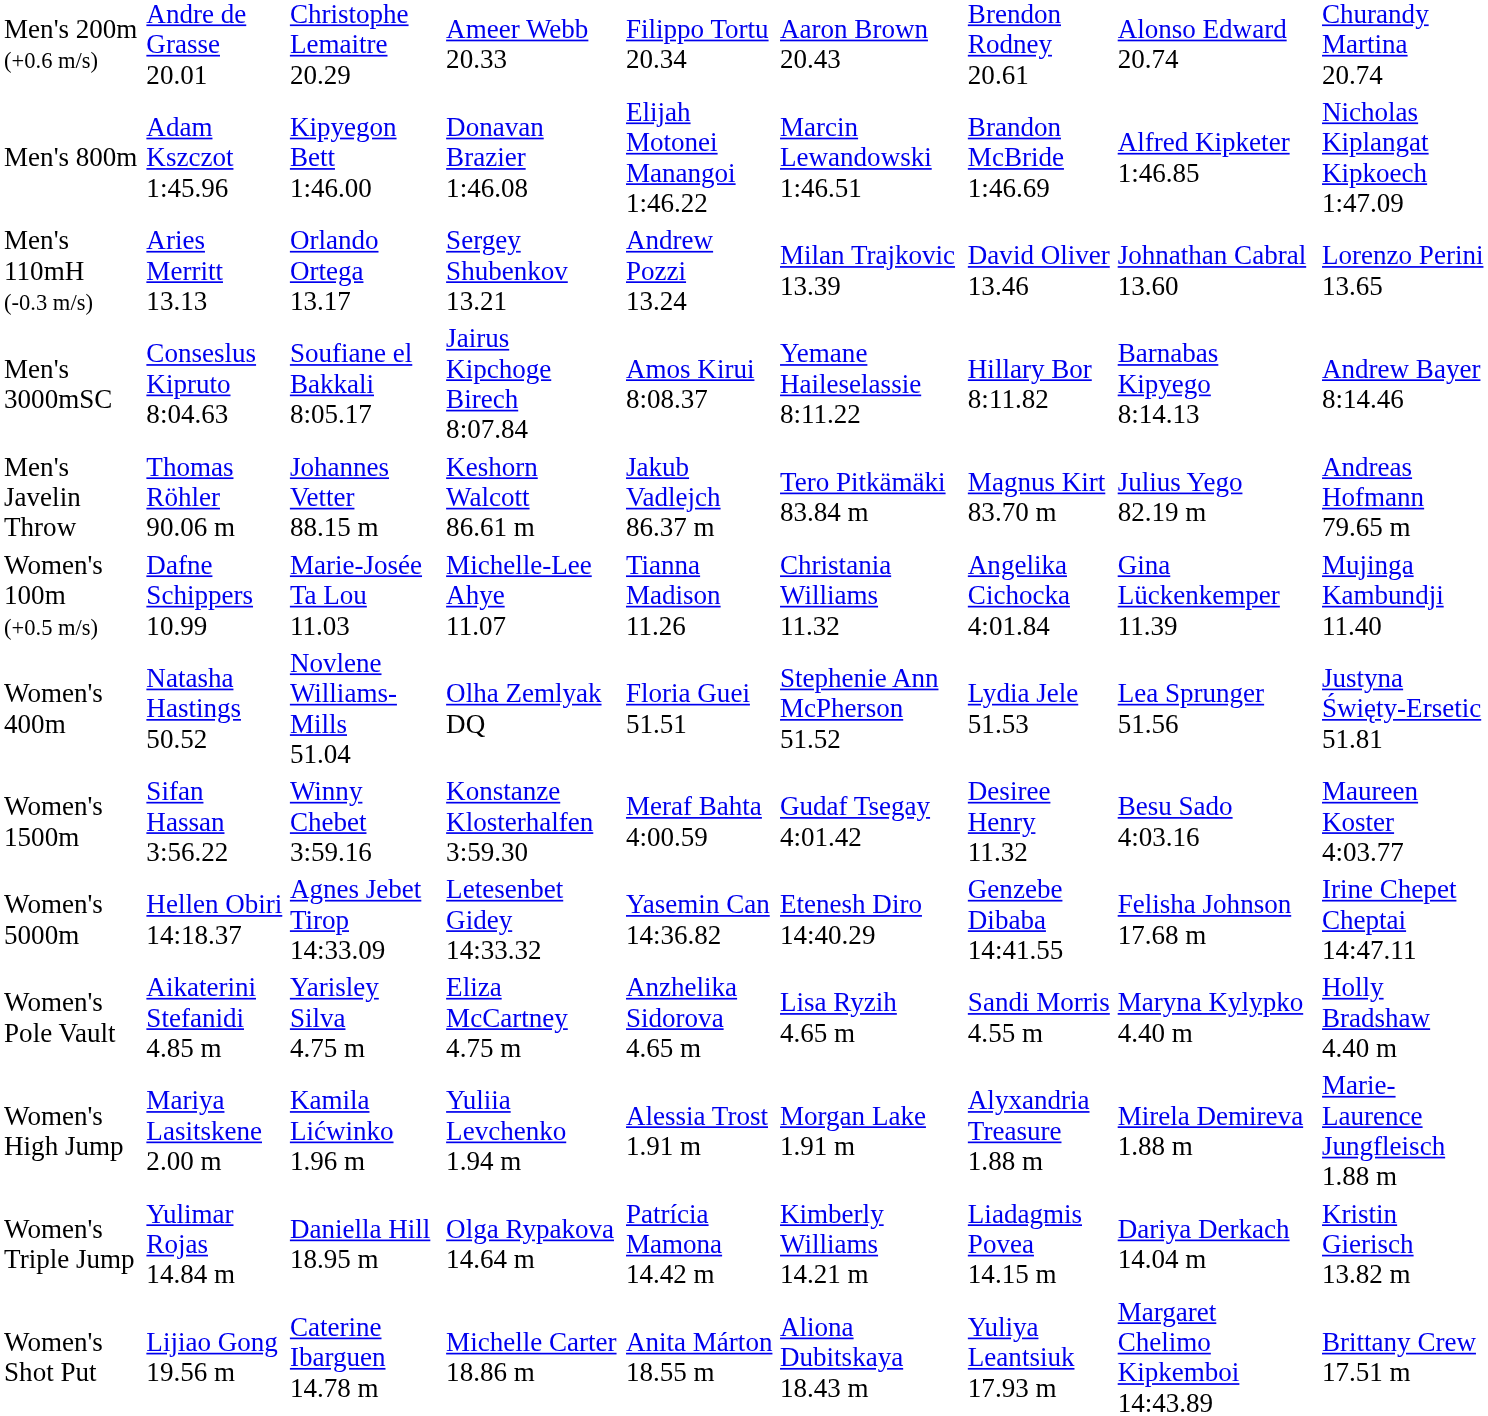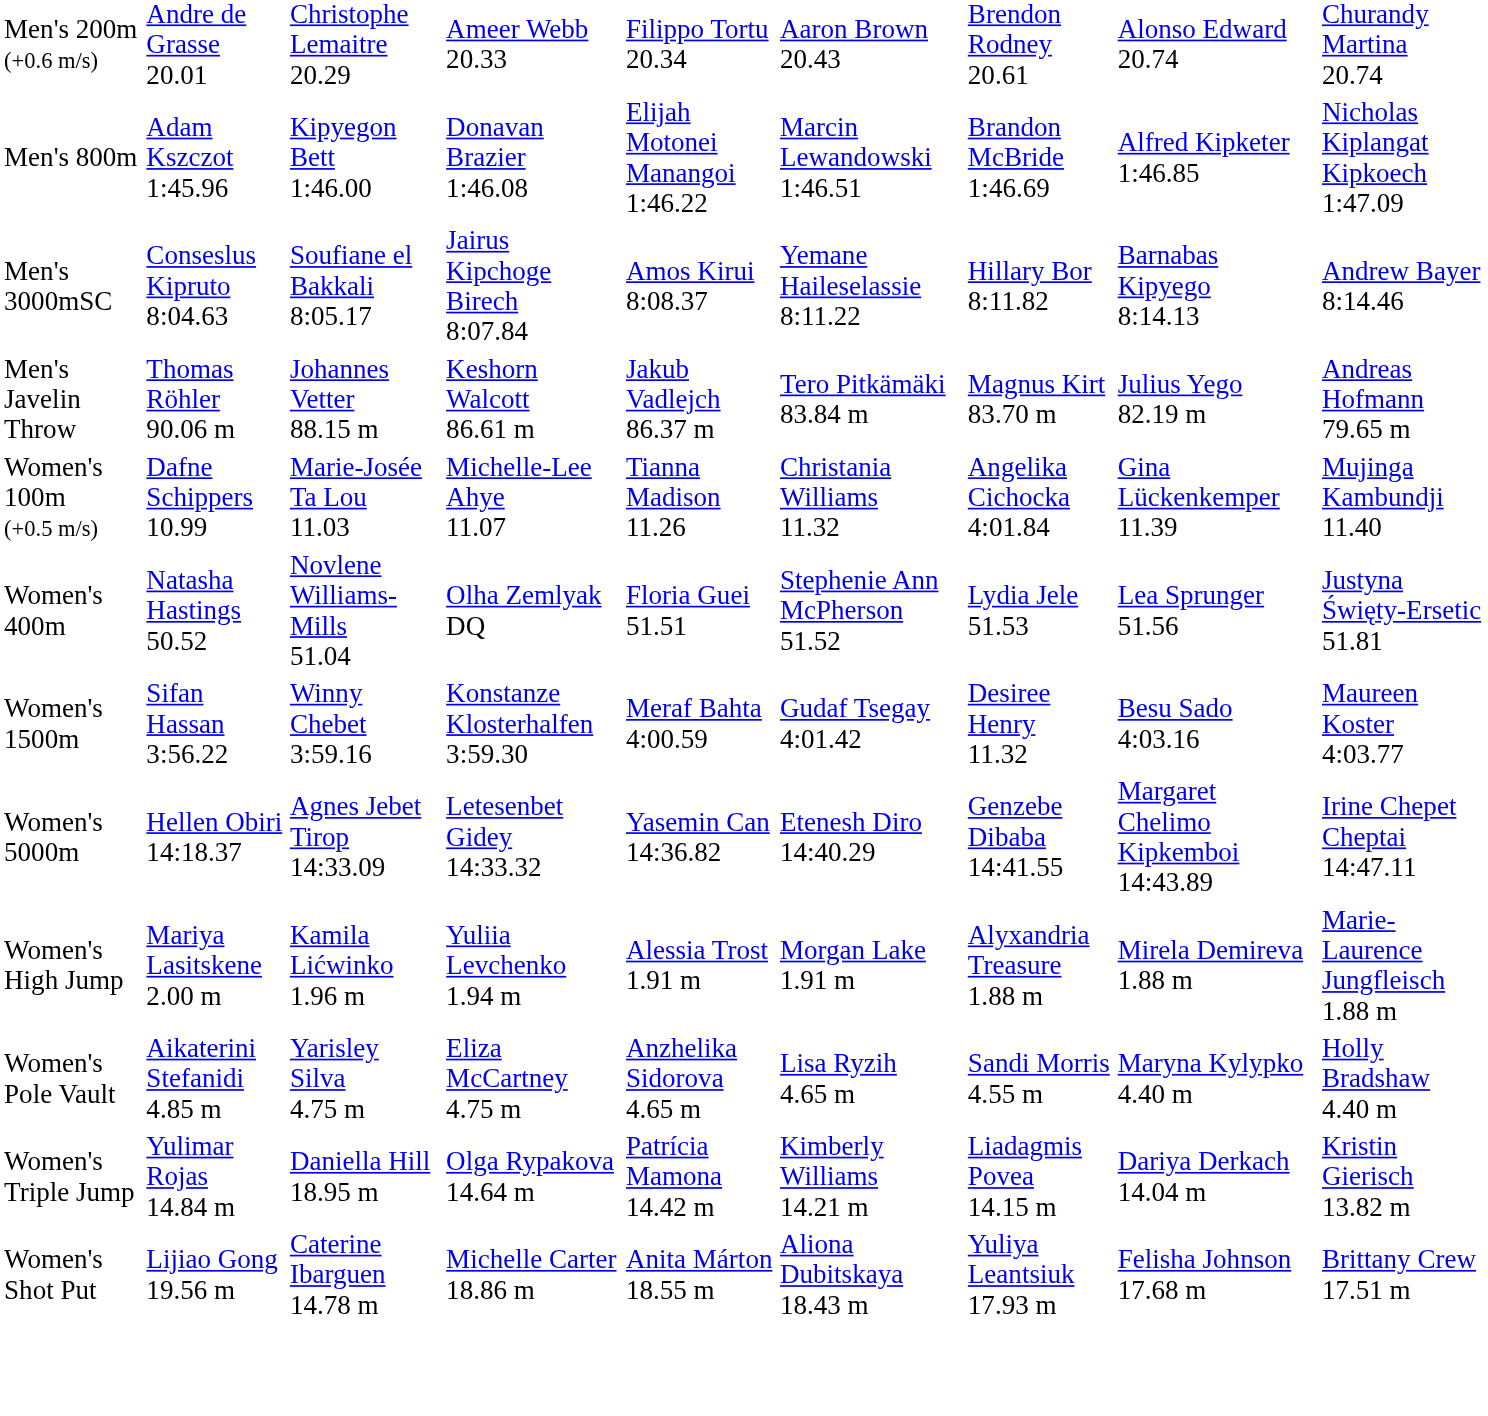- row: (48, 270)
(1204, 919) Felisha Johnson 17.68 m -> (1179, 836) Margaret Chelimo Kipkemboi 14:43.89
rows swapped: (64, 1131) <-> (60, 1017)
(1179, 1357) Margaret Chelimo Kipkemboi 14:43.89 -> (1204, 1274) Felisha Johnson 17.68 m
